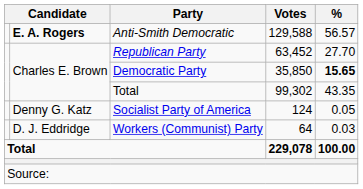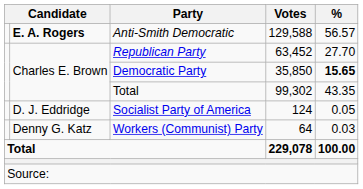(52, 110) Denny G. Katz -> (51, 110) D. J. Eddridge
(51, 129) D. J. Eddridge -> (52, 129) Denny G. Katz
